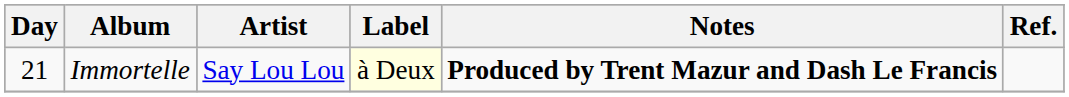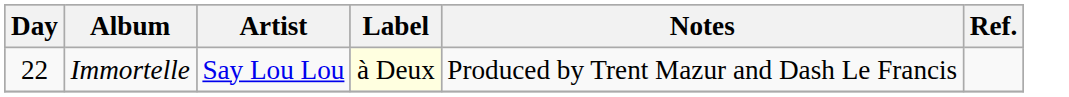(35, 69) 21 -> (35, 69) 22
(722, 69) bold -> (702, 69) normal
